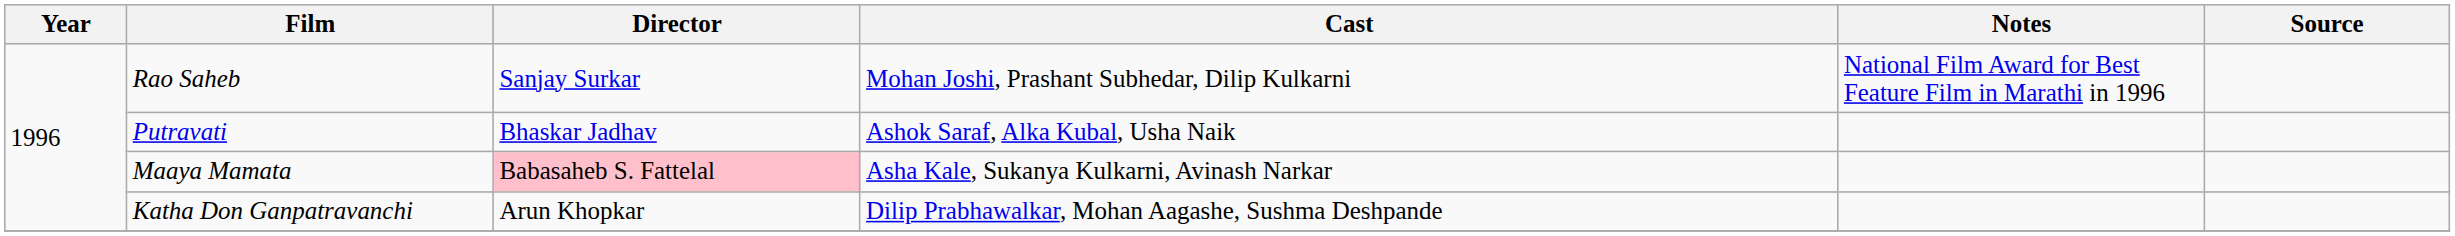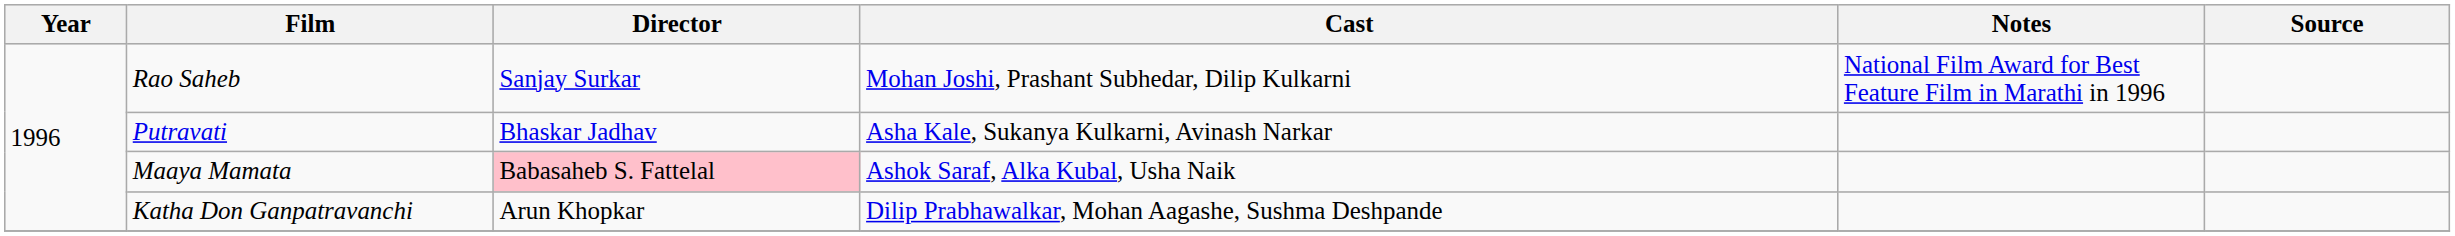(1051, 131) Ashok Saraf, Alka Kubal, Usha Naik -> (1099, 131) Asha Kale, Sukanya Kulkarni, Avinash Narkar
(1099, 171) Asha Kale, Sukanya Kulkarni, Avinash Narkar -> (1051, 171) Ashok Saraf, Alka Kubal, Usha Naik
